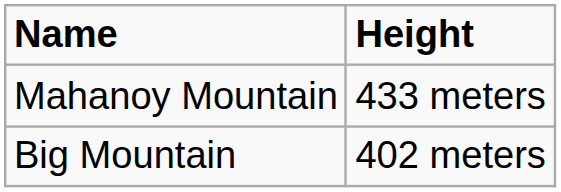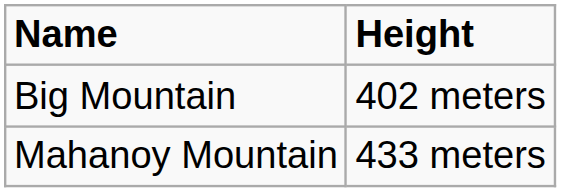rows swapped: (176, 95) <-> (125, 155)
